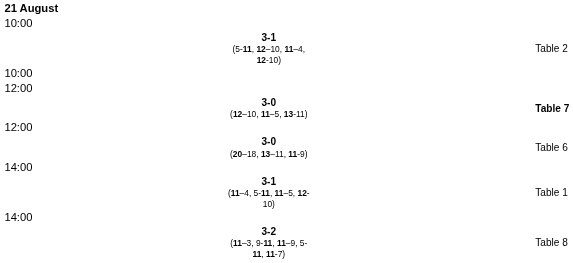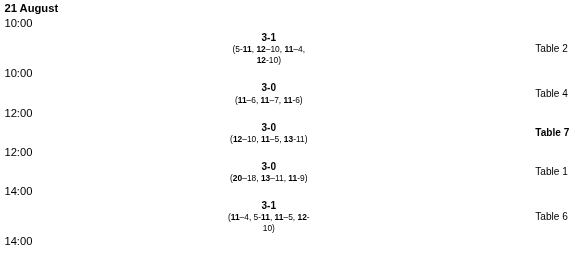+ row: (114, 94)
(552, 147) Table 6 -> (552, 172) Table 1
(552, 192) Table 1 -> (552, 217) Table 6
- row: (114, 243)
